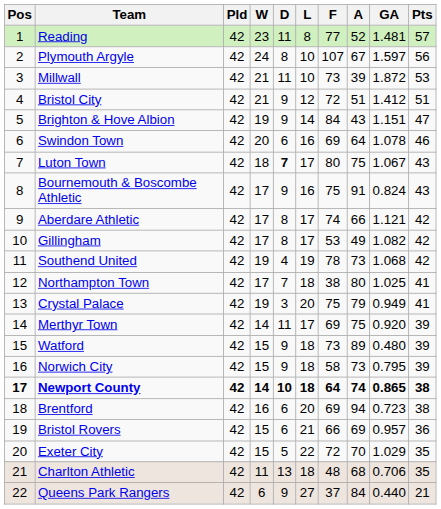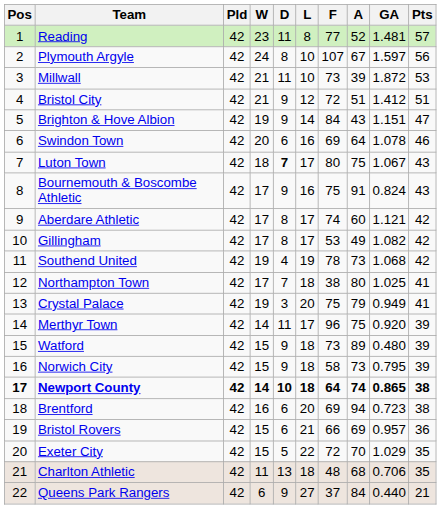(358, 219) 66 -> (358, 219) 60
(333, 324) 69 -> (333, 324) 96
